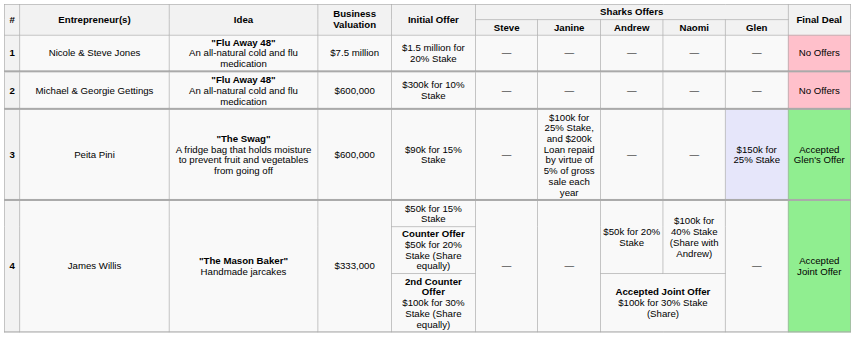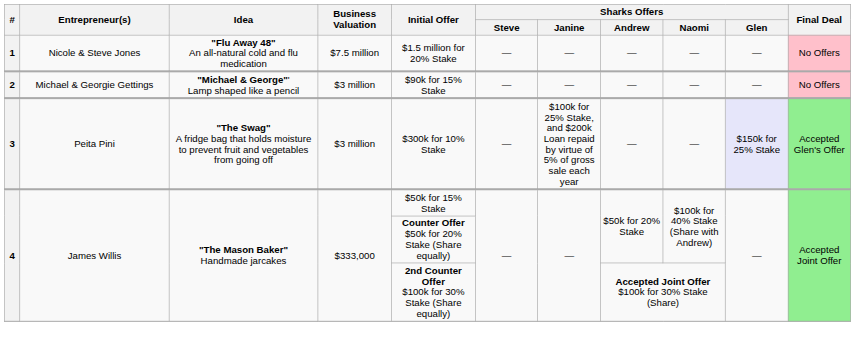(243, 91) "Flu Away 48" An all-natural cold and flu medication -> (243, 86) "Michael & George"' Lamp shaped like a pencil
(355, 91) $600,000 -> (355, 86) $3 million
(433, 91) $300k for 10% Stake -> (433, 86) $90k for 15% Stake
(355, 155) $600,000 -> (355, 144) $3 million
(433, 155) $90k for 15% Stake -> (433, 144) $300k for 10% Stake
